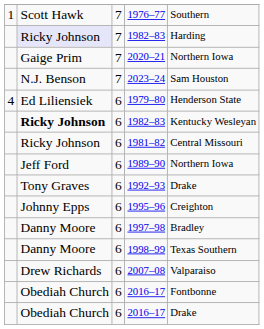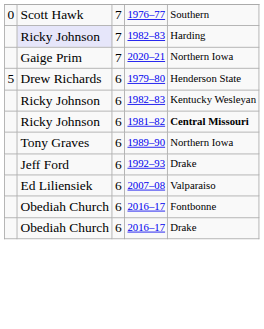(11, 15) 1 -> (11, 15) 0
- row: (118, 79)
(11, 100) 4 -> (11, 79) 5
(56, 100) Ed Liliensiek -> (61, 79) Drew Richards
(63, 121) bold -> (60, 100) normal
(206, 143) normal -> (209, 121) bold
(45, 164) Jeff Ford -> (55, 143) Tony Graves
(55, 185) Tony Graves -> (45, 164) Jeff Ford
- row: (118, 206)
- row: (118, 228)
- row: (118, 249)
(61, 270) Drew Richards -> (56, 185) Ed Liliensiek
